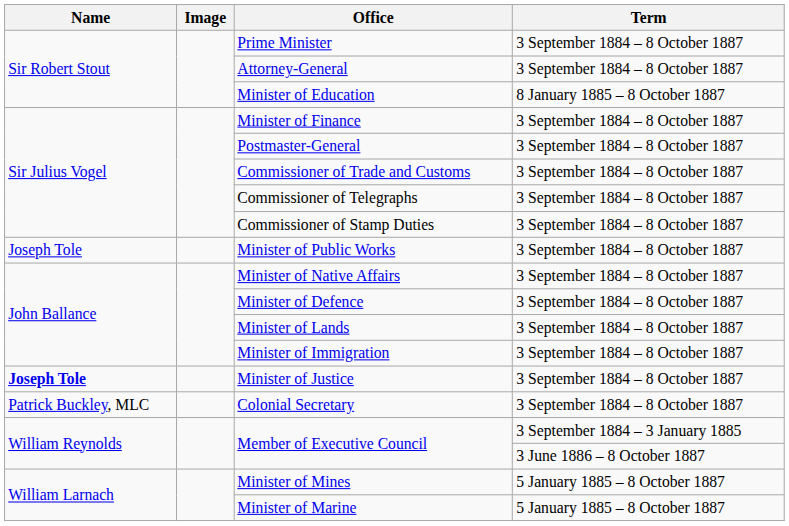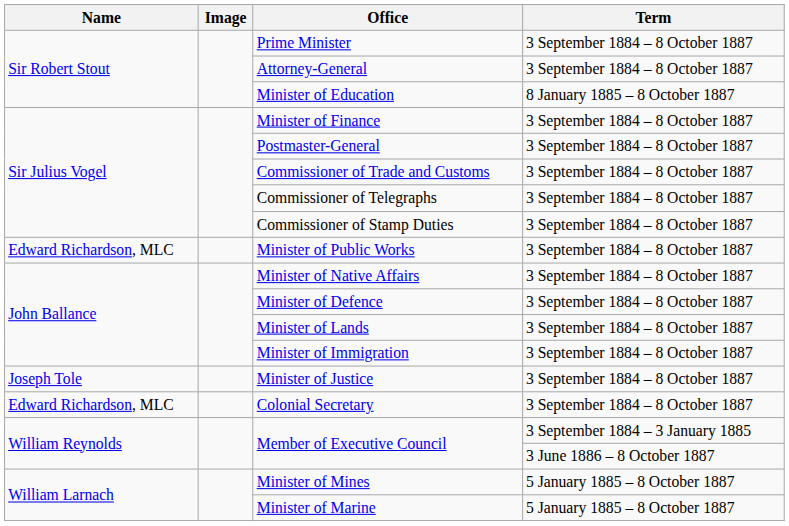(45, 249) Joseph Tole -> (91, 249) Edward Richardson, MLC
(47, 378) bold -> (45, 378) normal
(79, 404) Patrick Buckley, MLC -> (91, 404) Edward Richardson, MLC
